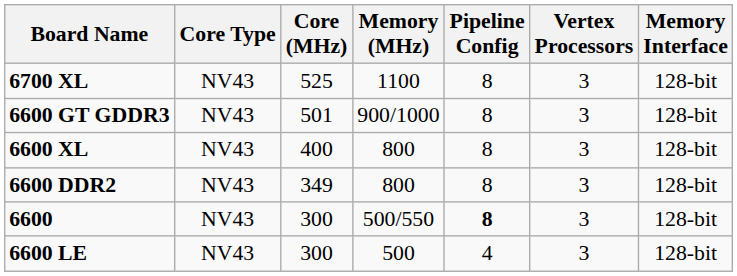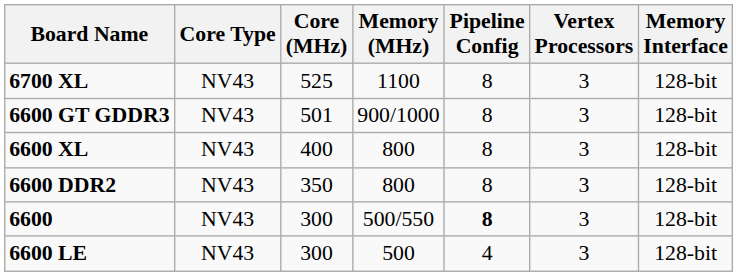(317, 184) 349 -> (317, 184) 350
